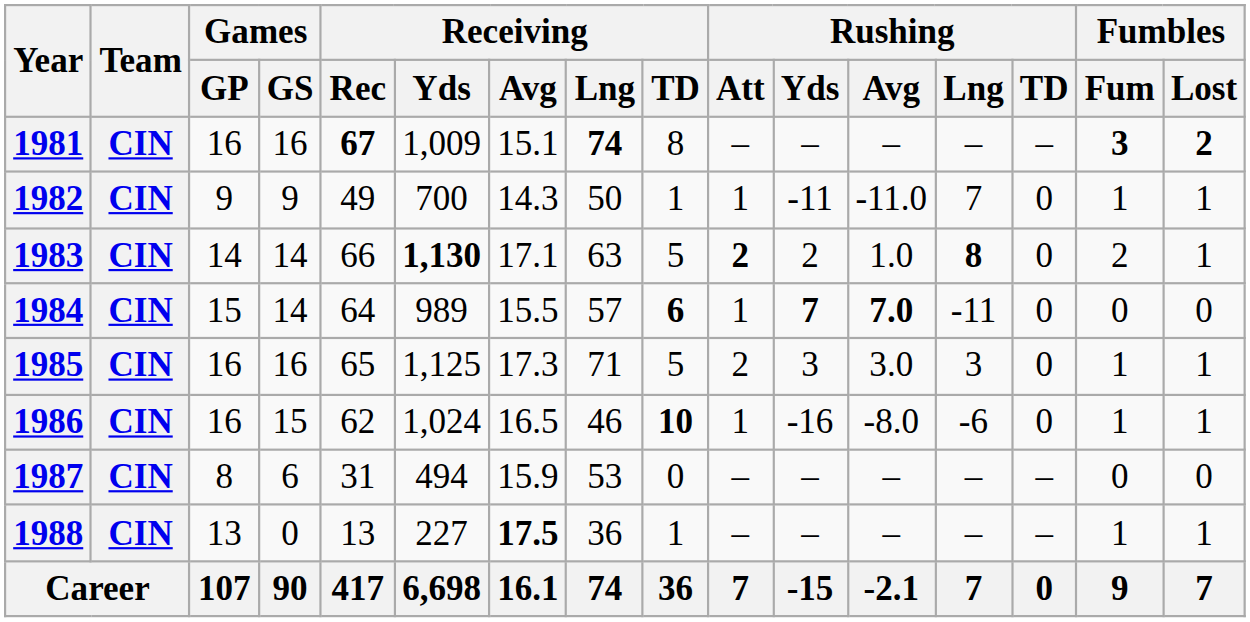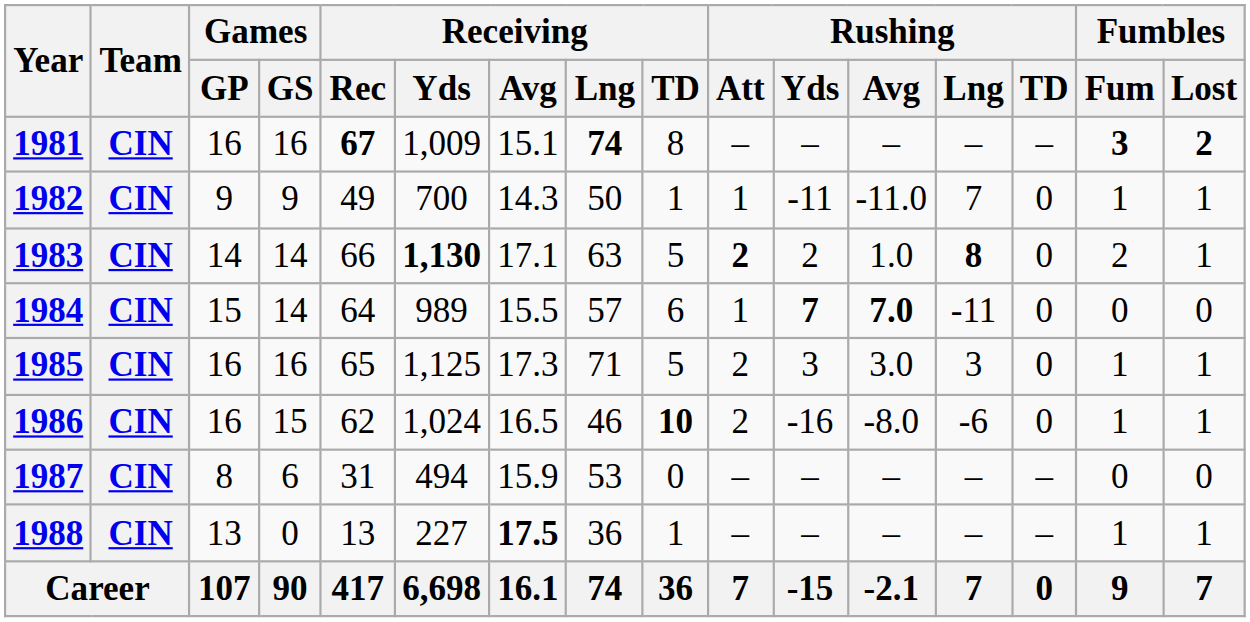(676, 310) bold -> (676, 310) normal
(740, 421) 1 -> (740, 421) 2
